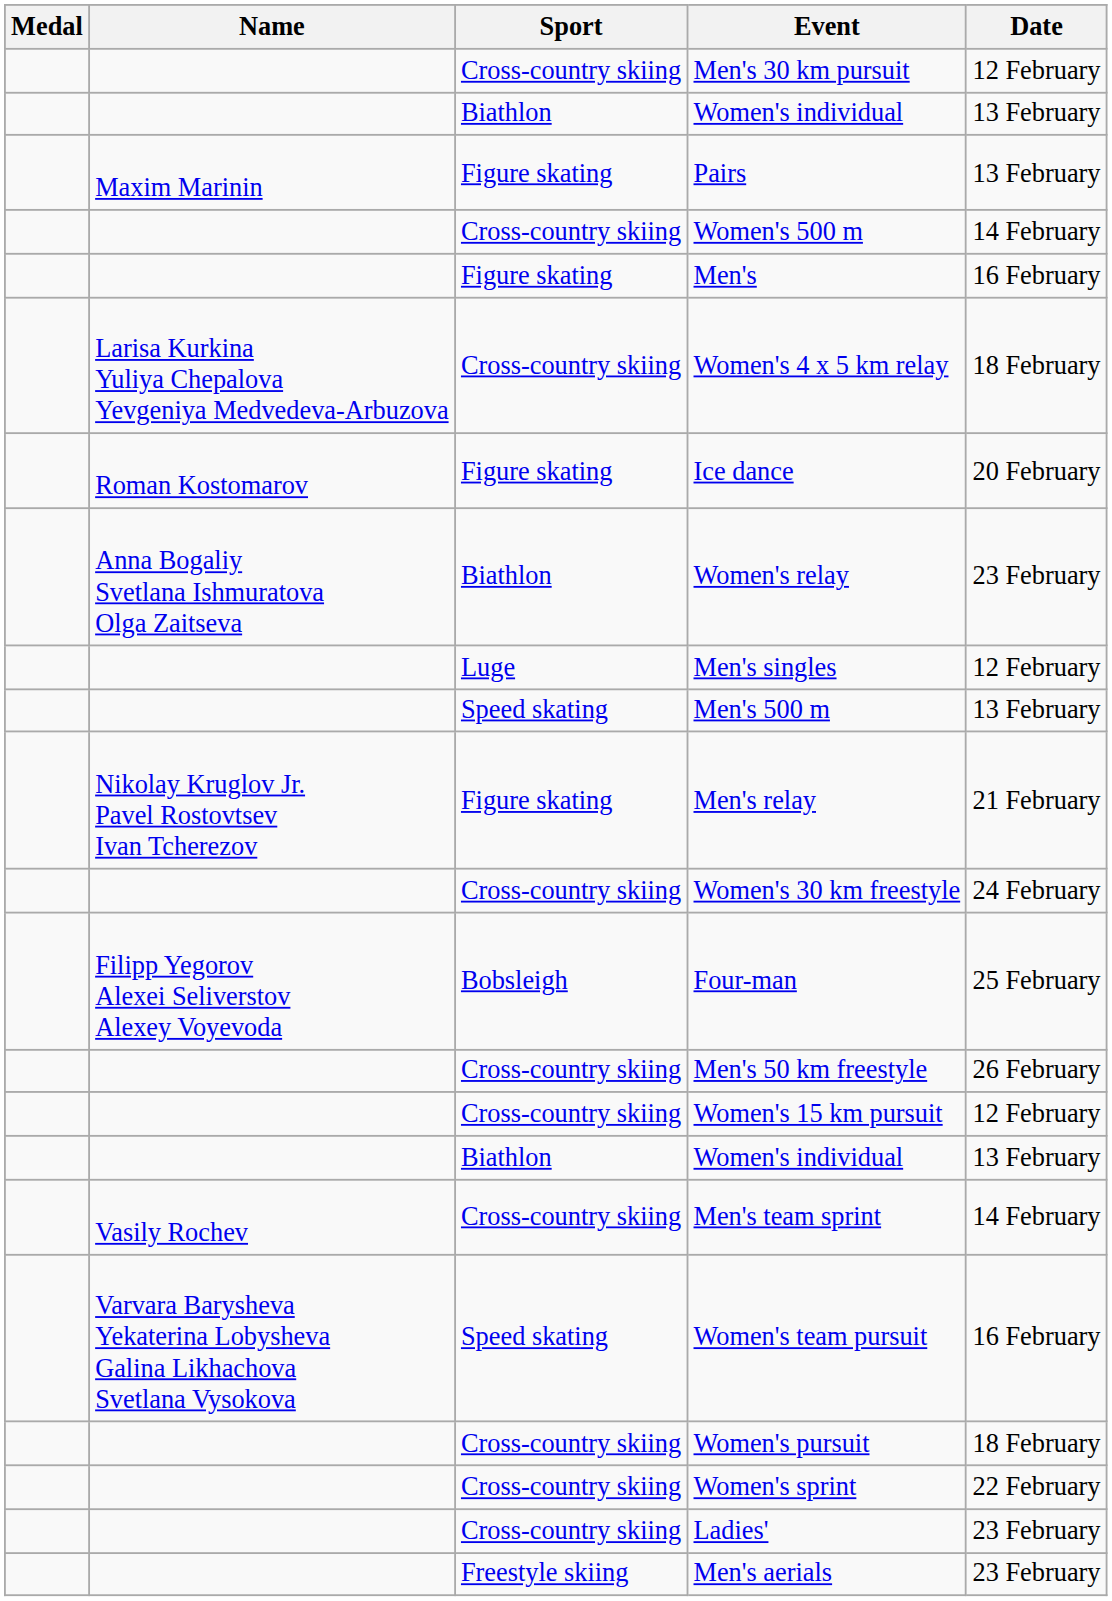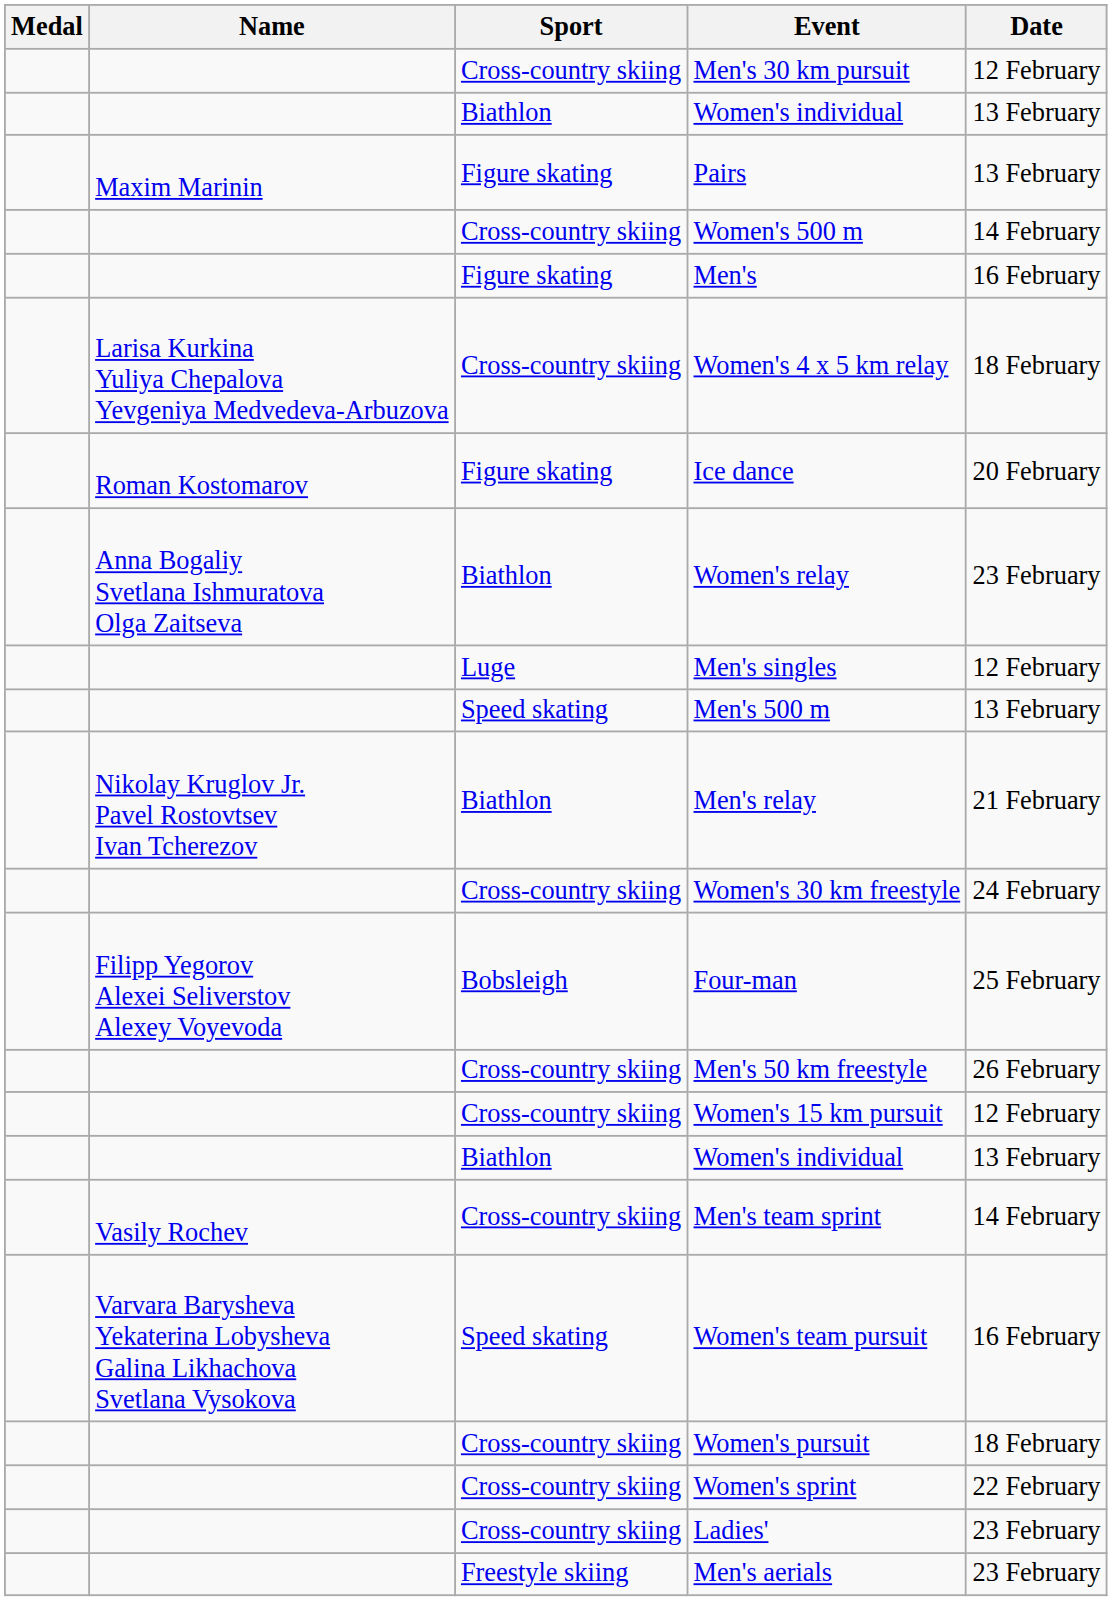(537, 800) Figure skating -> (506, 800) Biathlon
